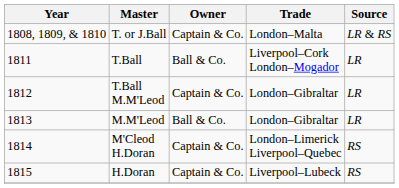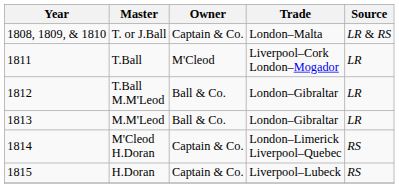(199, 60) Ball & Co. -> (193, 60) M'Cleod
(208, 93) Captain & Co. -> (199, 93) Ball & Co.
